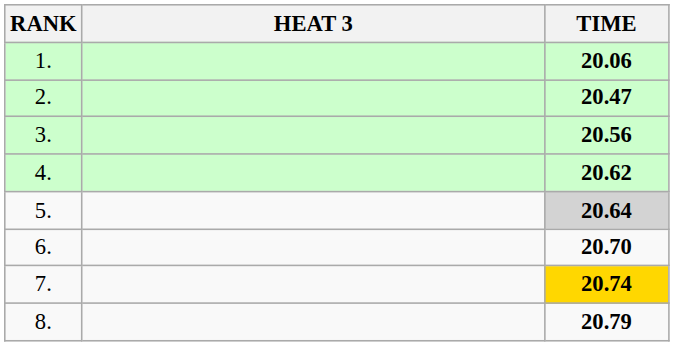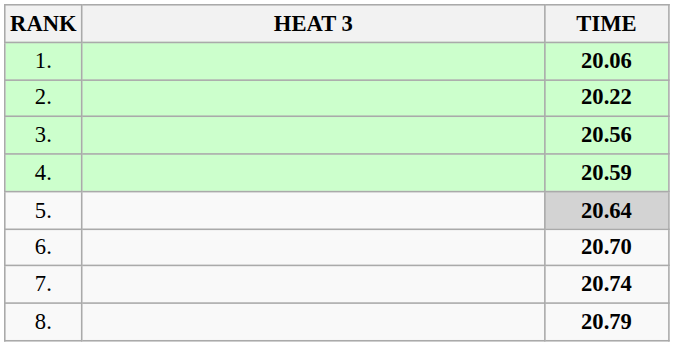(606, 98) 20.47 -> (606, 98) 20.22
(606, 172) 20.62 -> (606, 172) 20.59
(606, 284) gold background -> (606, 284) no background
